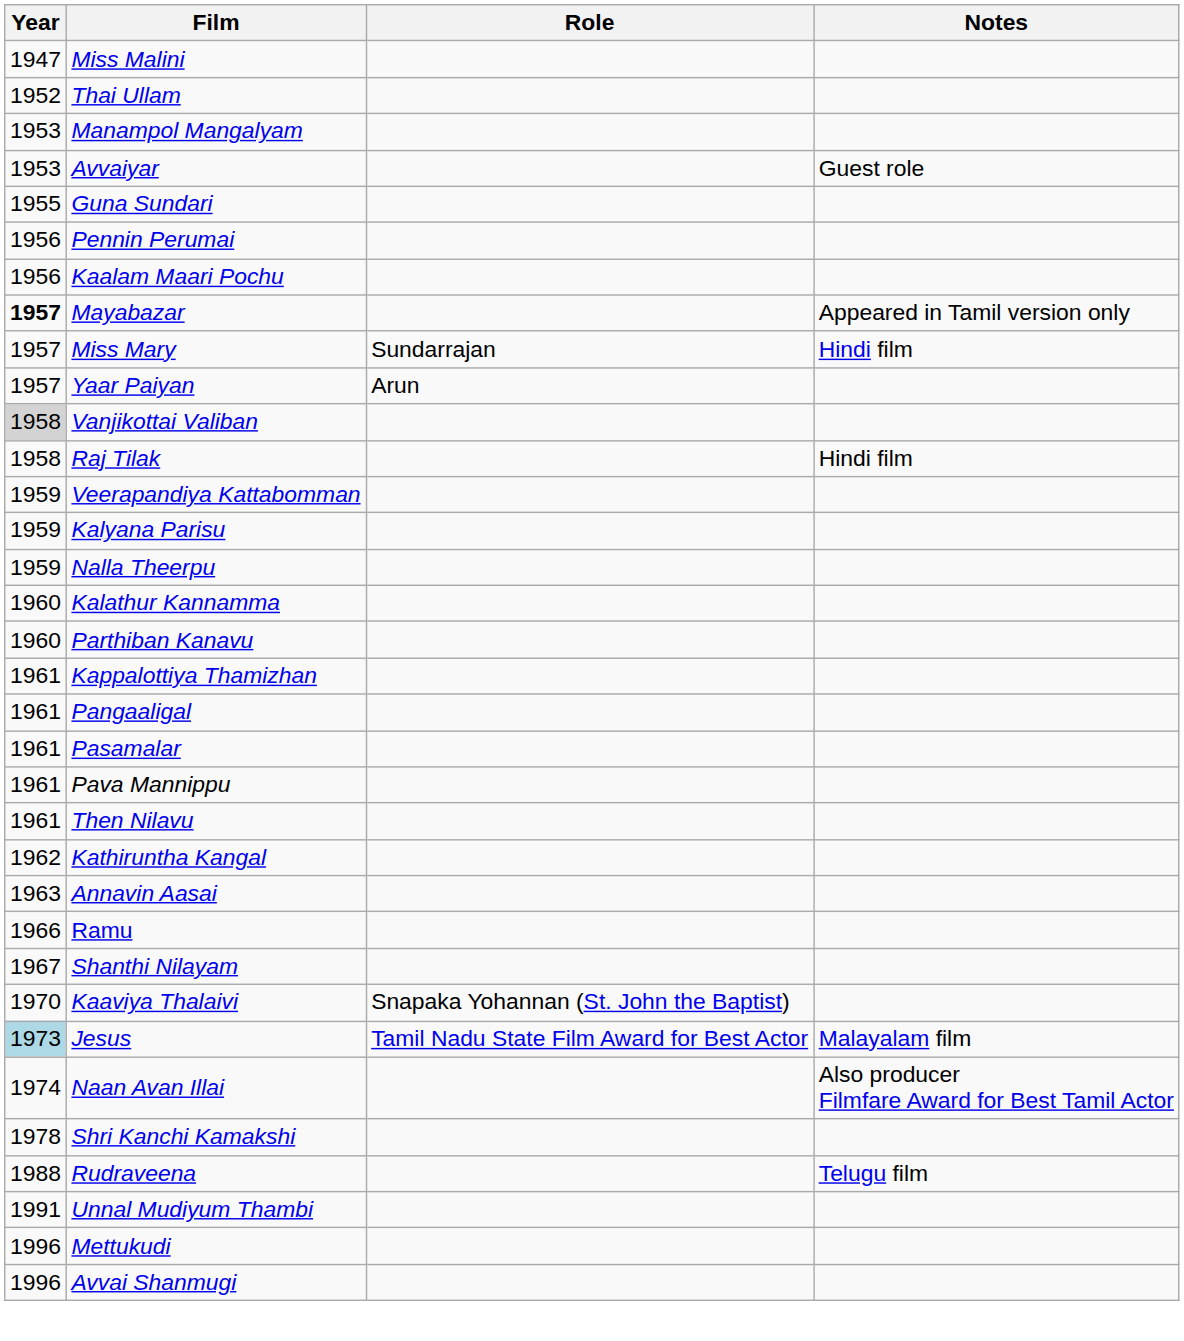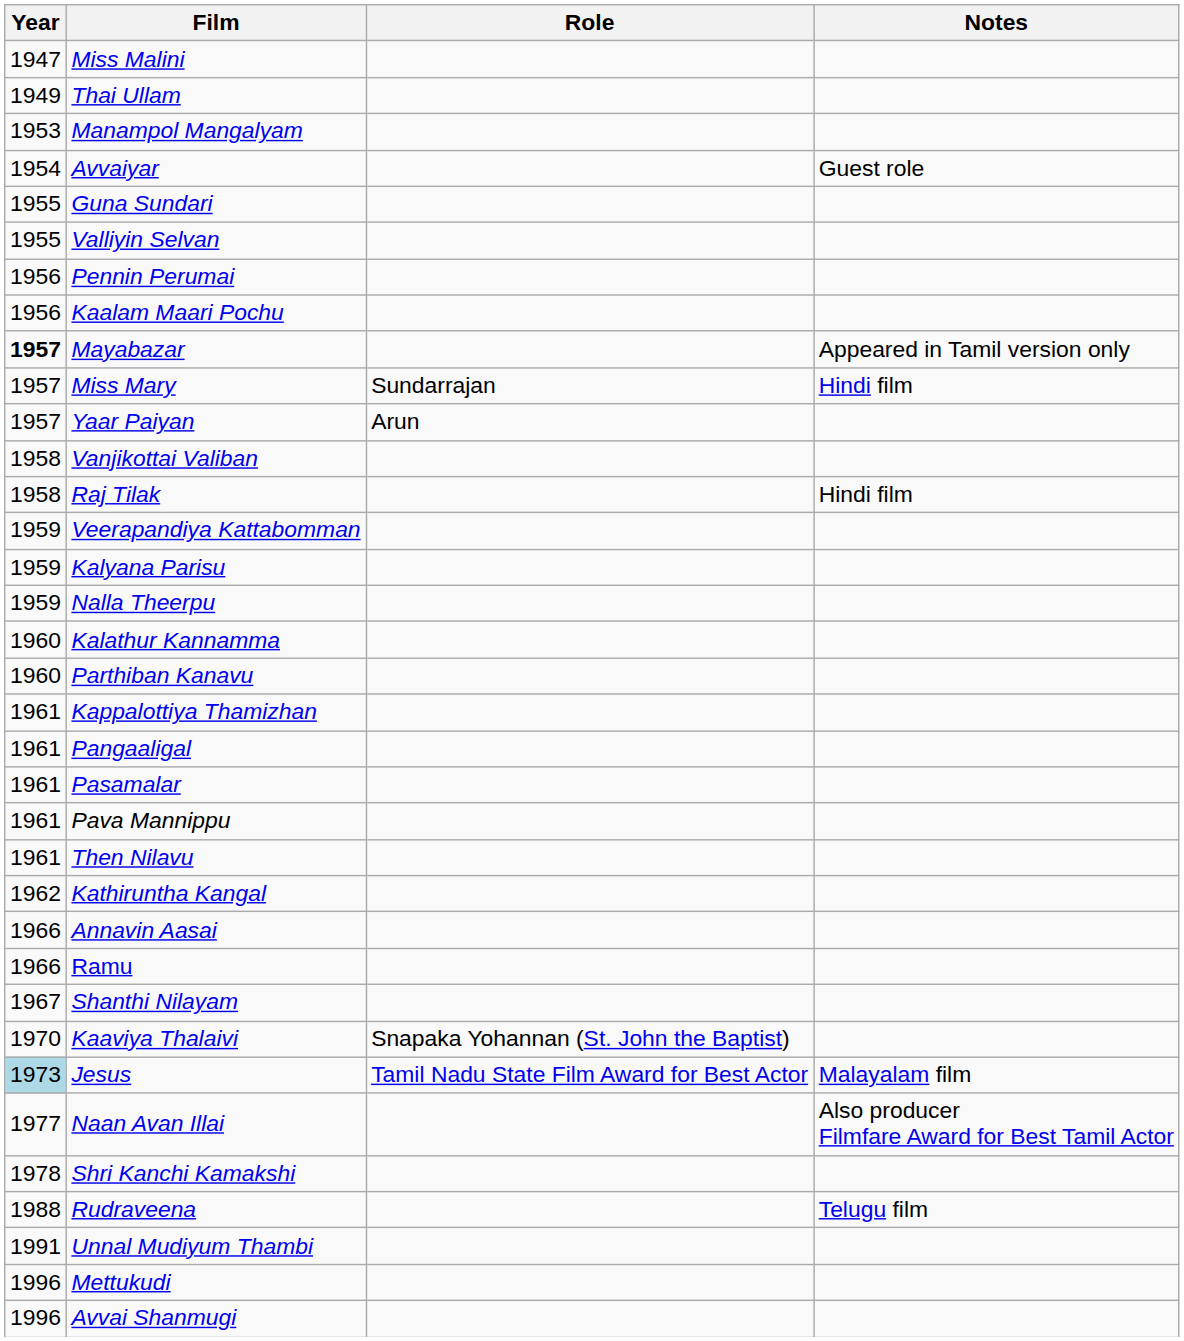(35, 95) 1952 -> (35, 95) 1949
(35, 167) 1953 -> (35, 167) 1954
+ row: (145, 240)
(35, 421) lightgrey background -> (35, 458) no background
(35, 893) 1963 -> (35, 929) 1966
(35, 1087) 1974 -> (35, 1124) 1977
